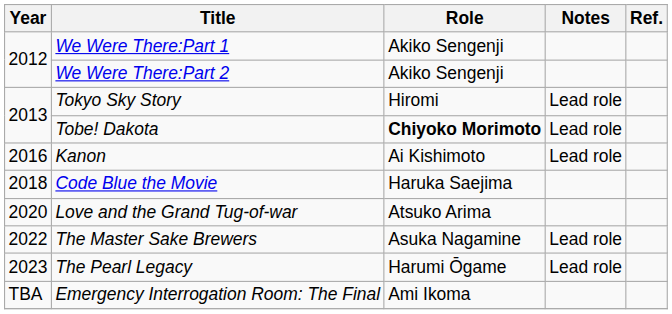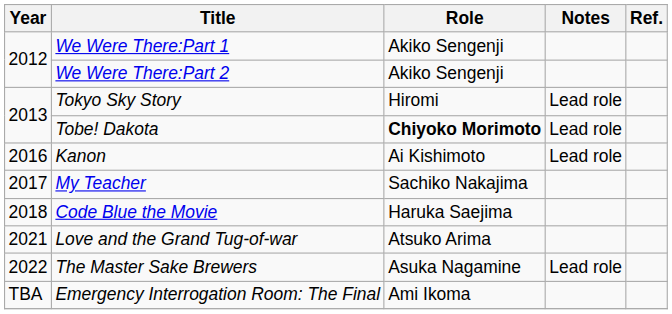+ row: (101, 184)
(28, 211) 2020 -> (28, 239) 2021
- row: (124, 267)
